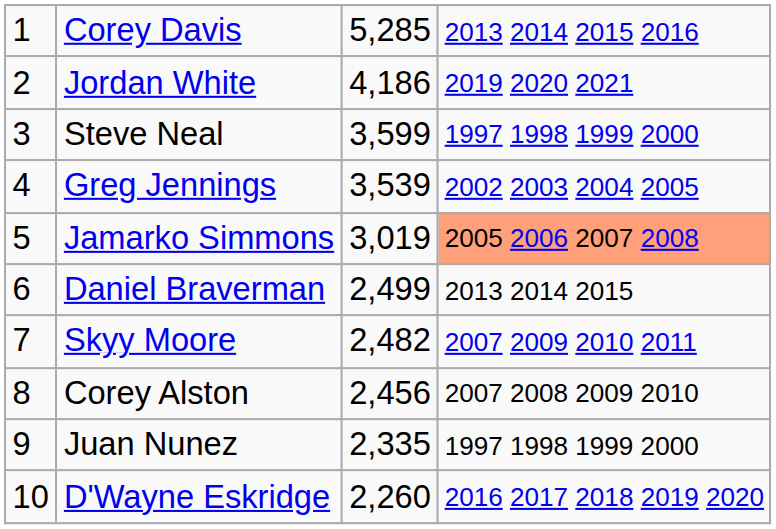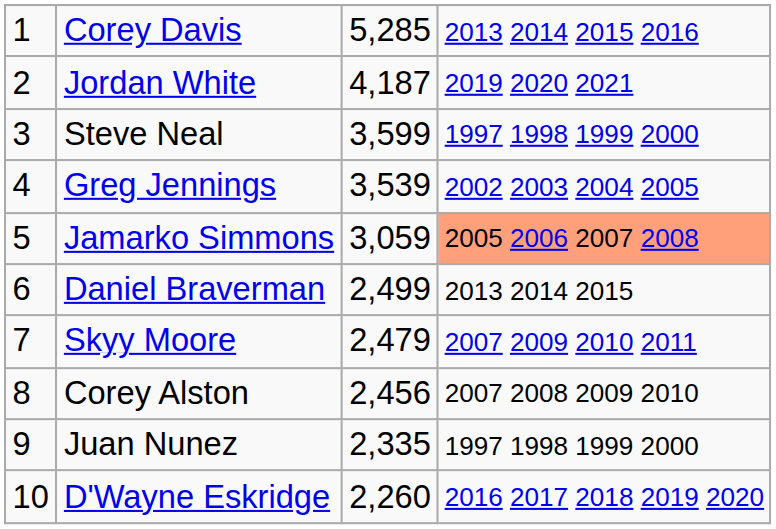(390, 82) 4,186 -> (390, 82) 4,187
(390, 237) 3,019 -> (390, 237) 3,059
(390, 340) 2,482 -> (390, 340) 2,479
